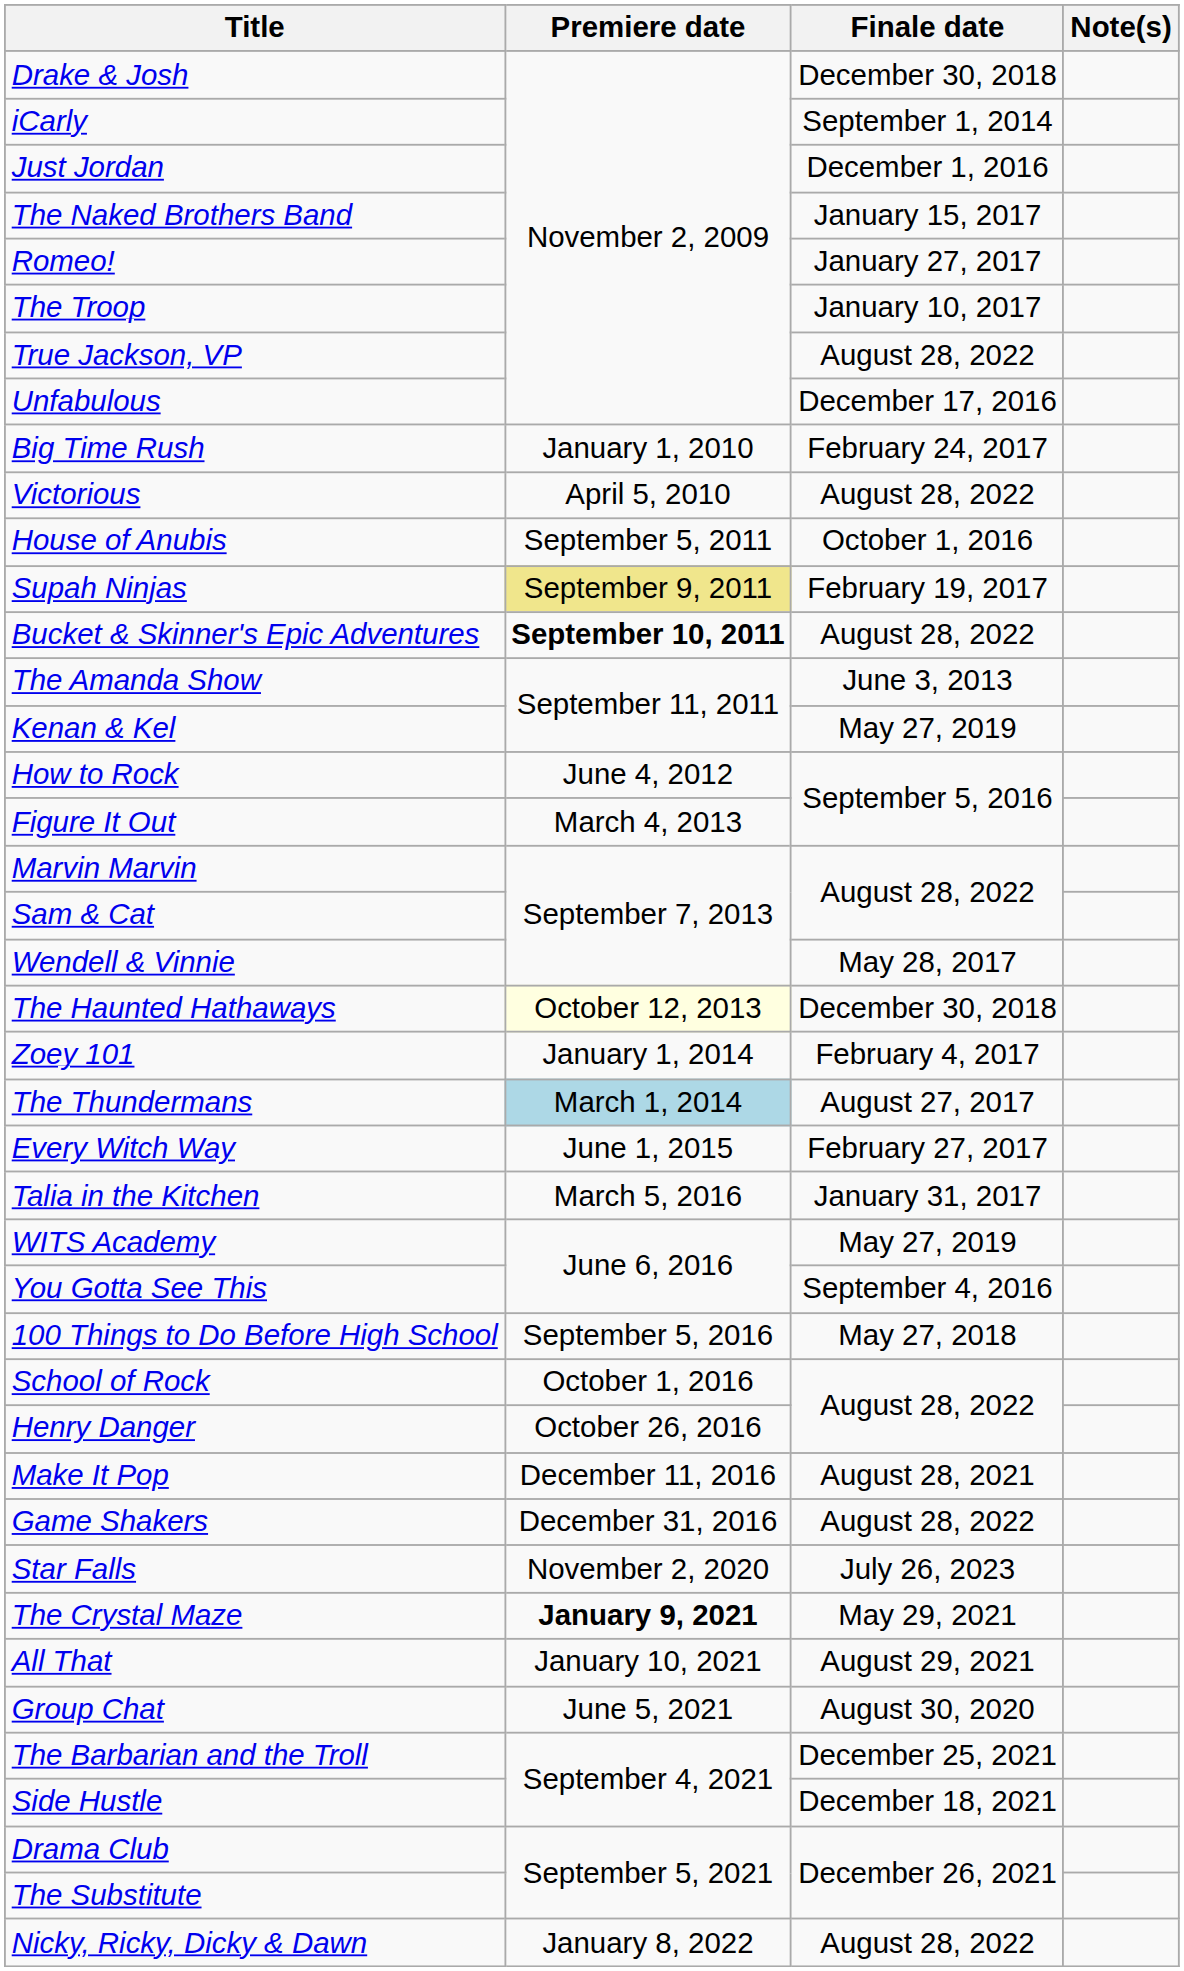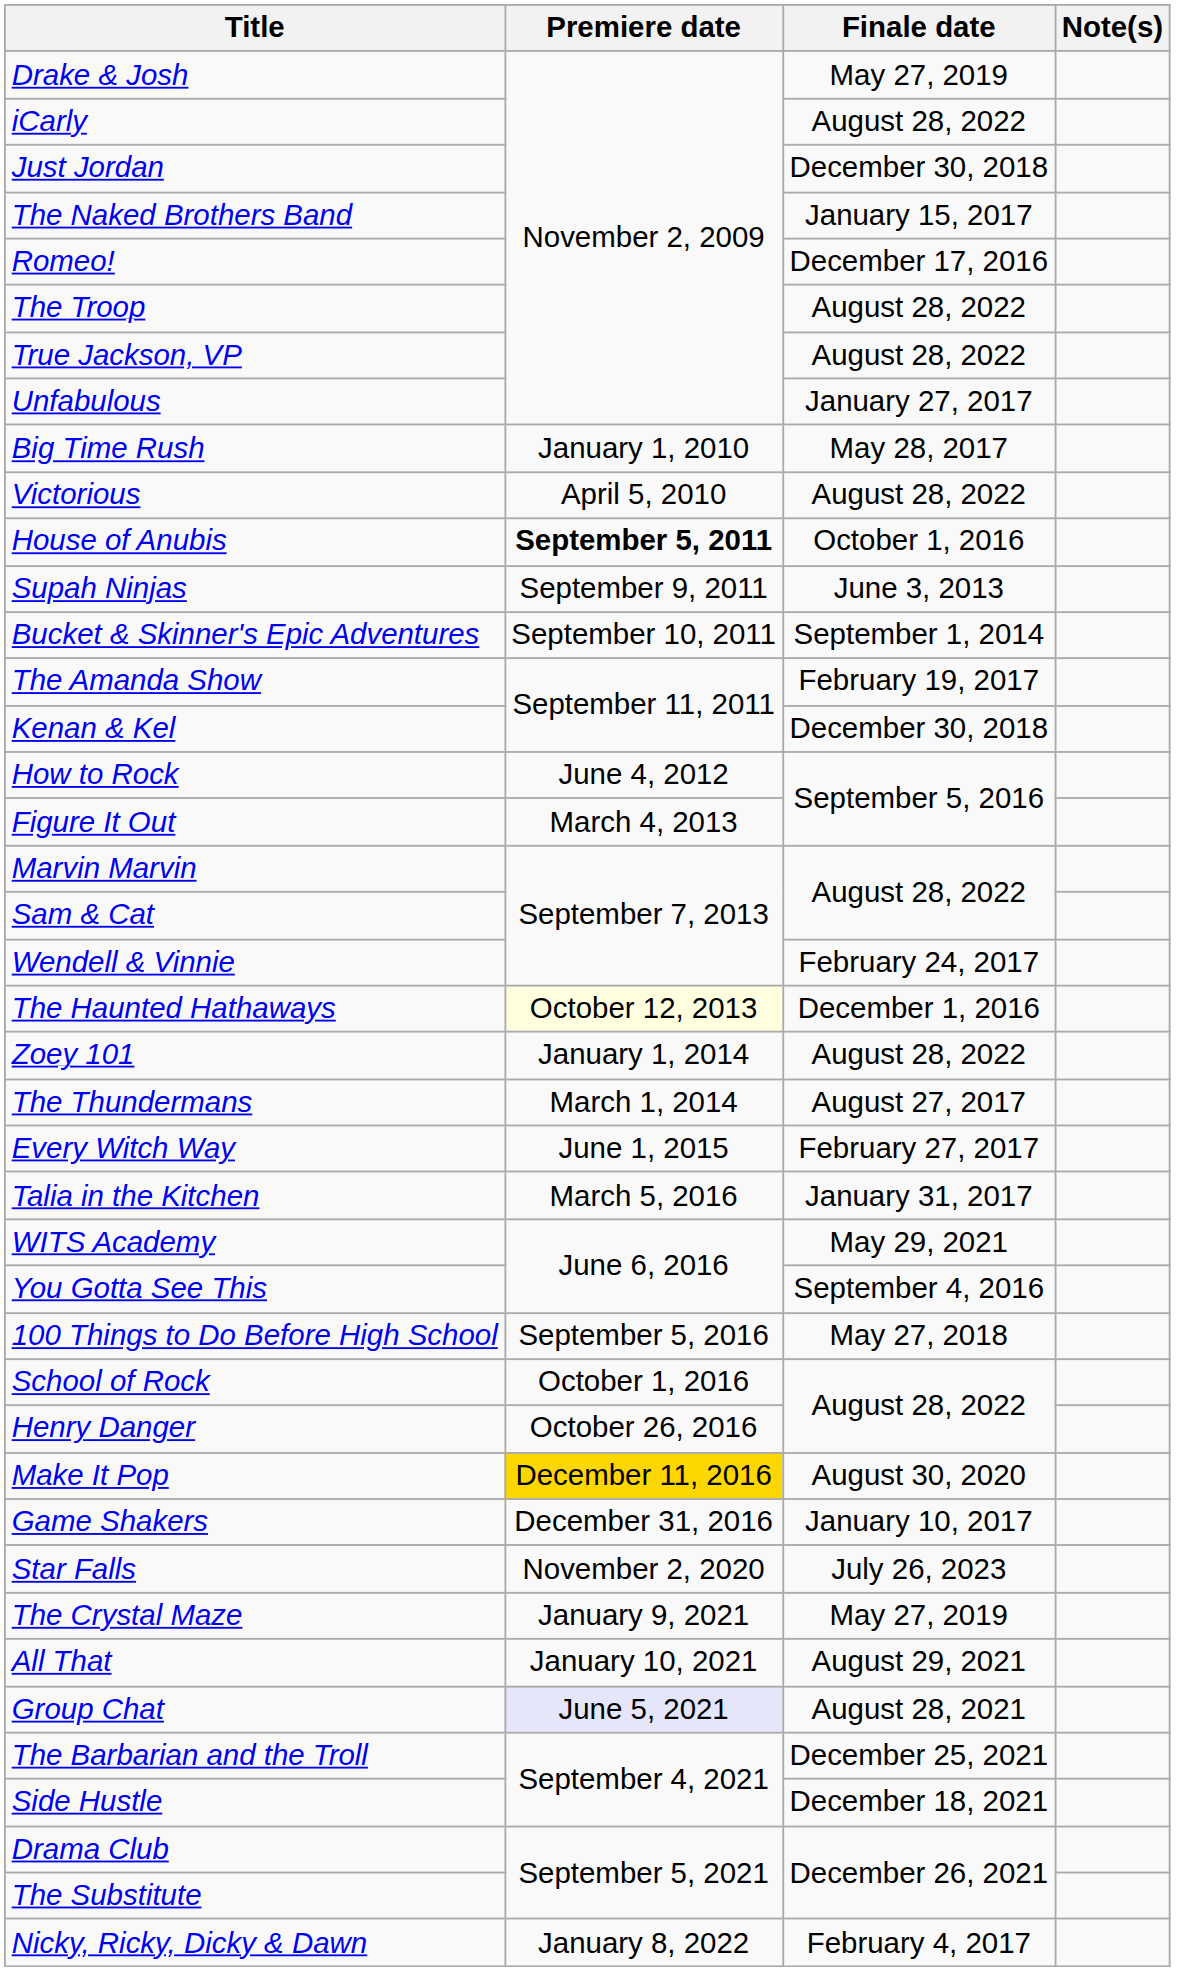(928, 74) December 30, 2018 -> (919, 74) May 27, 2019
(928, 121) September 1, 2014 -> (919, 121) August 28, 2022
(927, 167) December 1, 2016 -> (919, 167) December 30, 2018
(928, 261) January 27, 2017 -> (919, 261) December 17, 2016
(928, 307) January 10, 2017 -> (919, 307) August 28, 2022
(928, 401) December 17, 2016 -> (919, 401) January 27, 2017
(928, 448) February 24, 2017 -> (919, 448) May 28, 2017
(648, 541) normal -> (644, 541) bold
(648, 588) khaki background -> (644, 588) no background
(928, 588) February 19, 2017 -> (919, 588) June 3, 2013
(648, 634) bold -> (644, 634) normal
(927, 634) August 28, 2022 -> (919, 634) September 1, 2014
(928, 681) June 3, 2013 -> (919, 681) February 19, 2017
(927, 728) May 27, 2019 -> (919, 728) December 30, 2018
(927, 961) May 28, 2017 -> (919, 961) February 24, 2017
(928, 1008) December 30, 2018 -> (919, 1008) December 1, 2016
(927, 1055) February 4, 2017 -> (919, 1055) August 28, 2022
(648, 1101) lightblue background -> (644, 1101) no background
(927, 1241) May 27, 2019 -> (919, 1241) May 29, 2021
(648, 1475) no background -> (644, 1475) gold background
(927, 1475) August 28, 2021 -> (919, 1475) August 30, 2020
(927, 1521) August 28, 2022 -> (919, 1521) January 10, 2017
(648, 1615) bold -> (644, 1615) normal
(927, 1615) May 29, 2021 -> (919, 1615) May 27, 2019
(648, 1708) no background -> (644, 1708) lavender background
(927, 1708) August 30, 2020 -> (919, 1708) August 28, 2021
(927, 1942) August 28, 2022 -> (919, 1942) February 4, 2017
